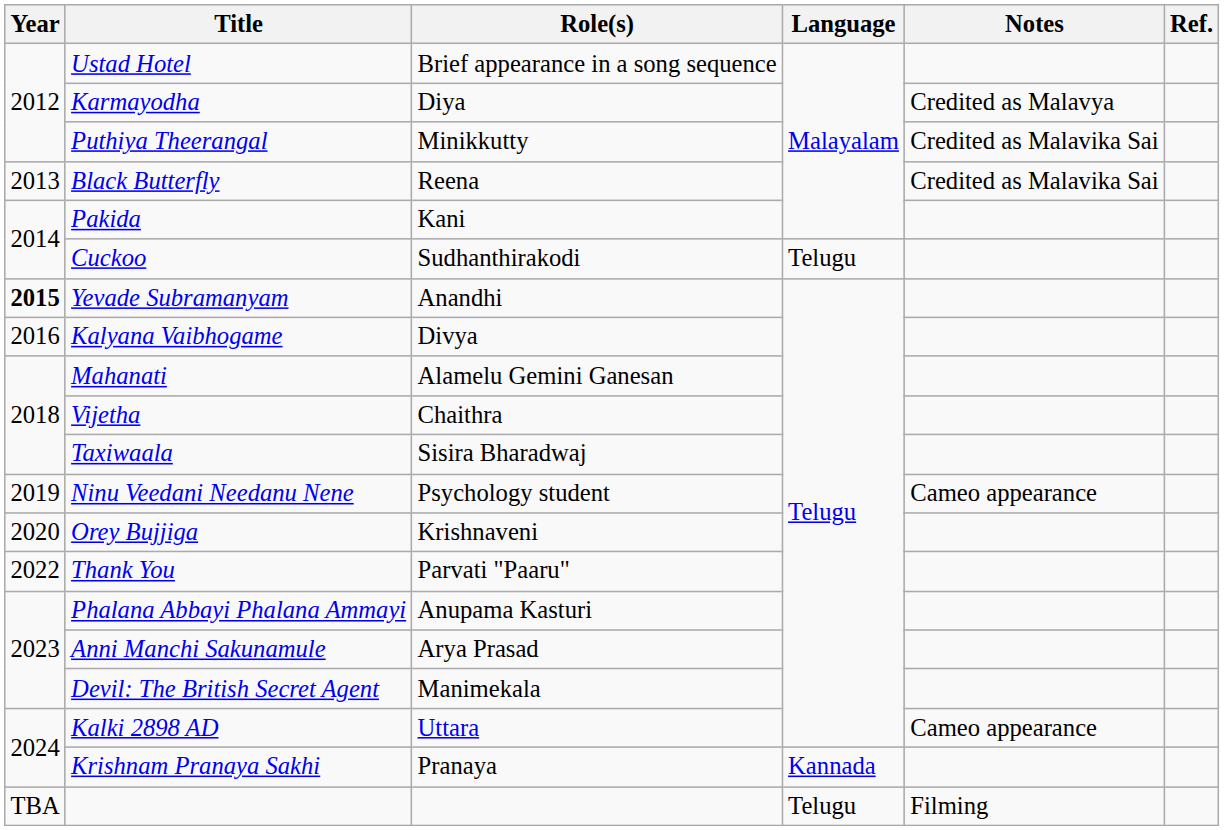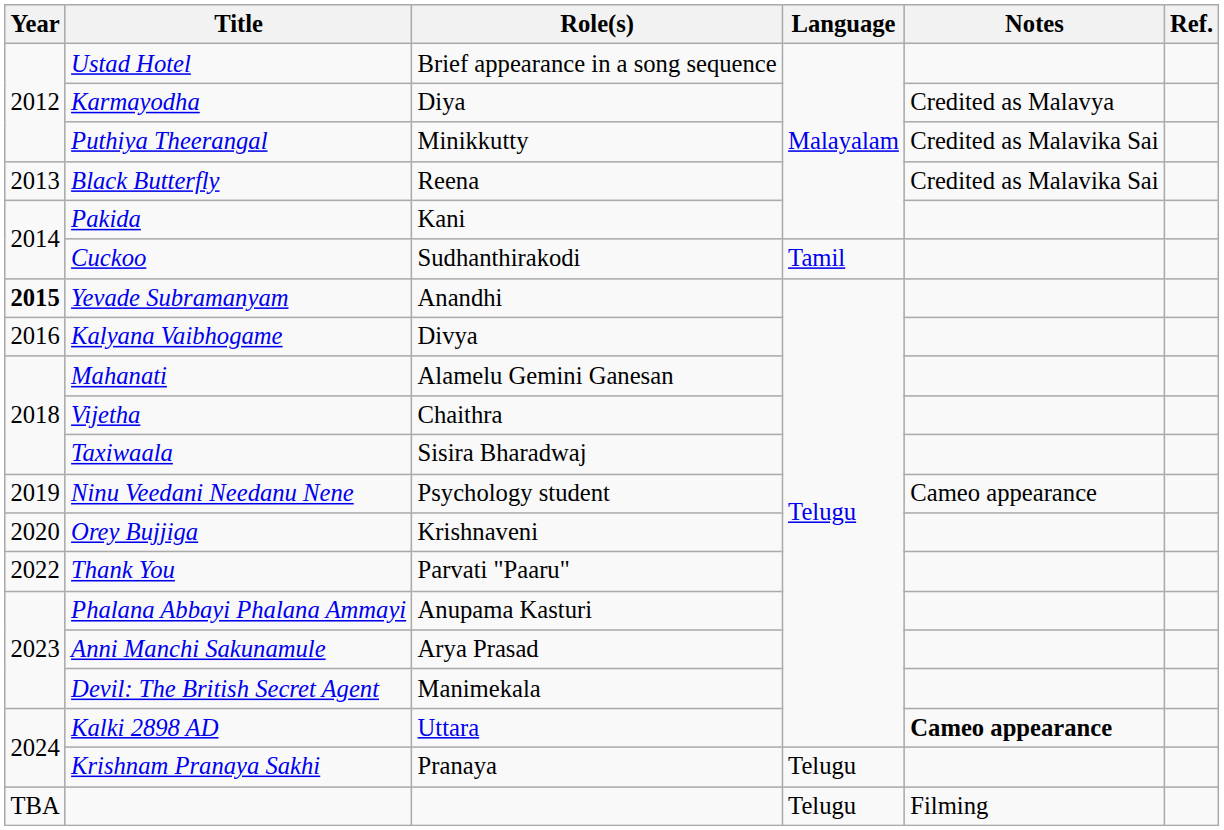(822, 258) Telugu -> (817, 258) Tamil
(1004, 727) normal -> (1011, 727) bold
(832, 766) Kannada -> (822, 766) Telugu
